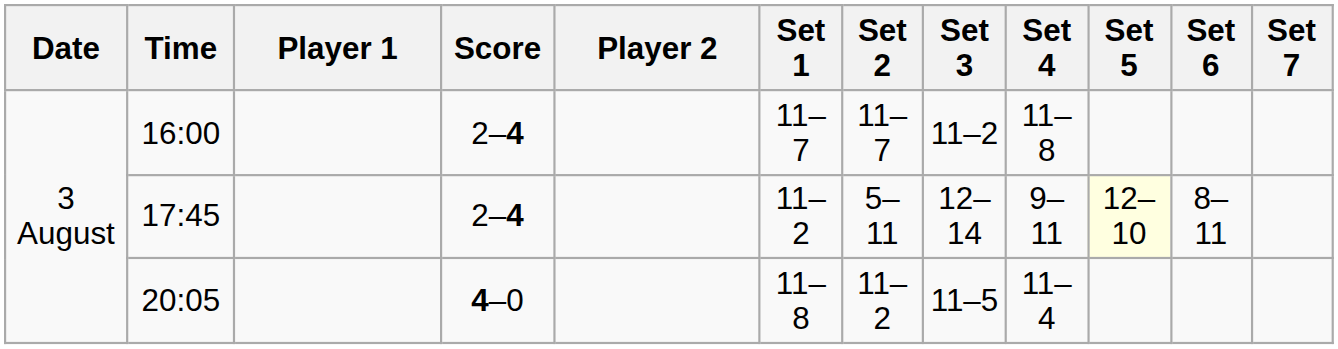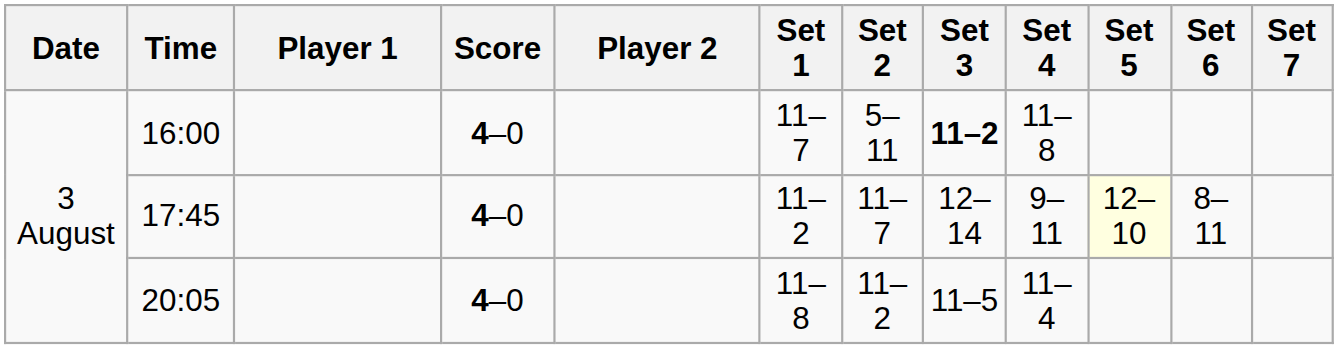(497, 132) 2–4 -> (497, 132) 4–0
(882, 132) 11–7 -> (882, 132) 5–11
(965, 132) normal -> (965, 132) bold
(497, 217) 2–4 -> (497, 217) 4–0
(882, 217) 5–11 -> (882, 217) 11–7
